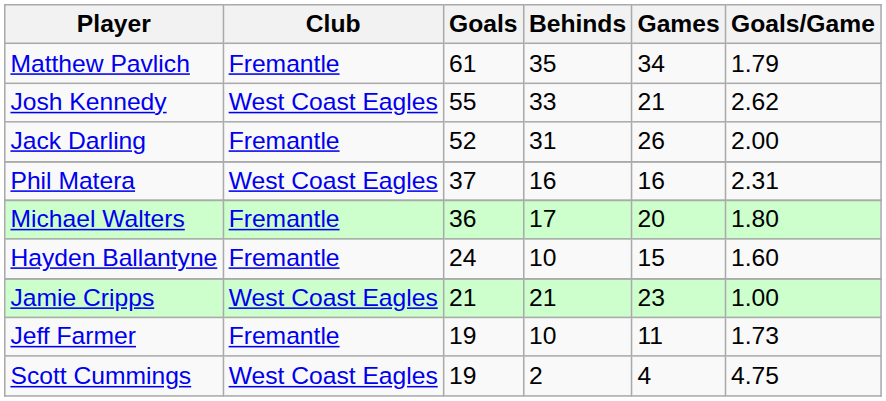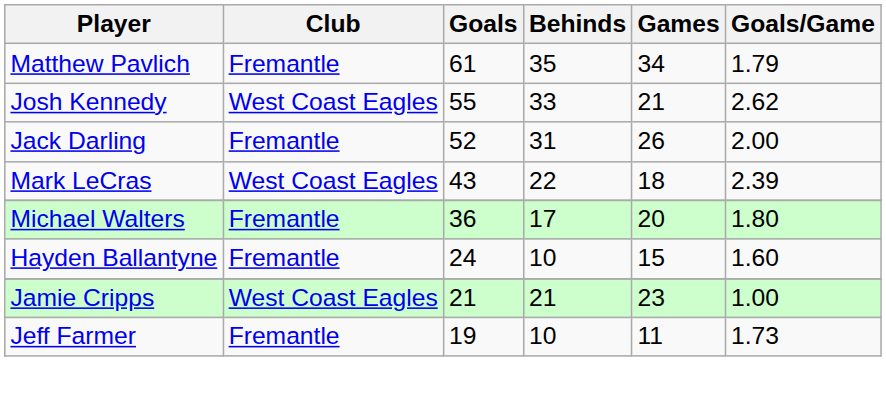+ row: (81, 180)
- row: (73, 180)
- row: (101, 375)
